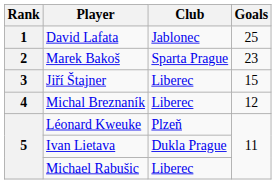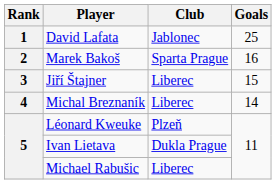(251, 59) 23 -> (251, 59) 16
(251, 102) 12 -> (251, 102) 14
